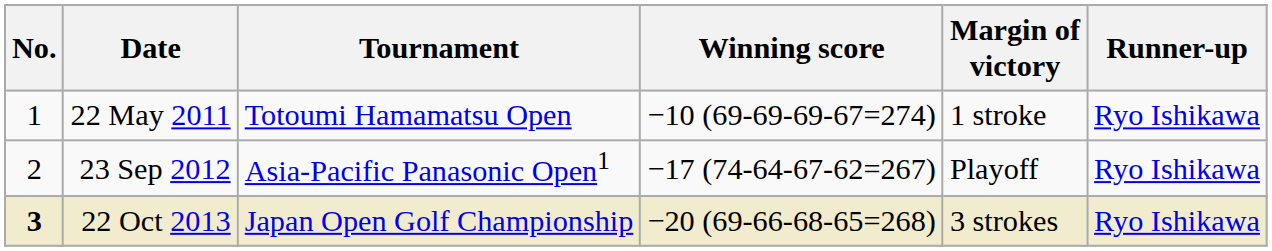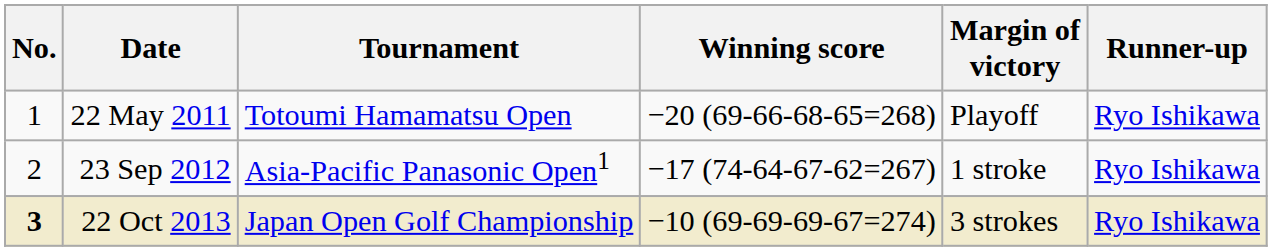(792, 115) −10 (69-69-69-67=274) -> (792, 115) −20 (69-66-68-65=268)
(998, 115) 1 stroke -> (994, 115) Playoff
(994, 168) Playoff -> (998, 168) 1 stroke
(792, 221) −20 (69-66-68-65=268) -> (792, 221) −10 (69-69-69-67=274)
